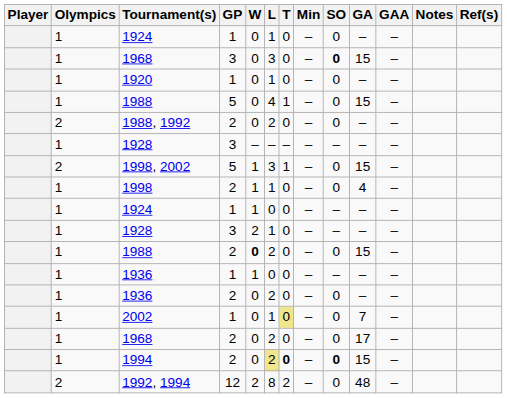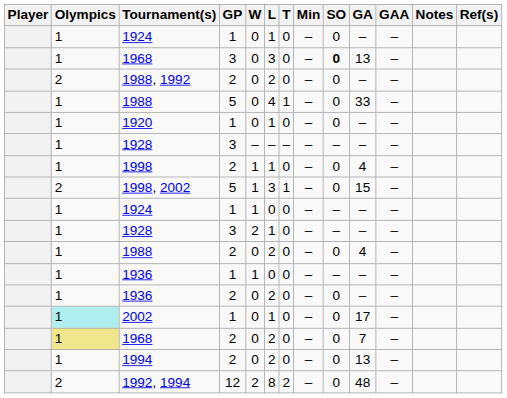(363, 58) 15 -> (363, 58) 13
rows swapped: (156, 123) <-> (137, 79)
(363, 101) 15 -> (363, 101) 33
rows swapped: (137, 187) <-> (156, 166)
(255, 252) bold -> (255, 252) normal
(363, 252) 15 -> (363, 252) 4
(58, 317) no background -> (58, 317) paleturquoise background
(286, 317) khaki background -> (286, 317) no background
(363, 317) 7 -> (363, 317) 17
(58, 338) no background -> (58, 338) khaki background
(363, 338) 17 -> (363, 338) 7
(272, 360) khaki background -> (272, 360) no background
(286, 360) bold -> (286, 360) normal
(336, 360) bold -> (336, 360) normal
(363, 360) 15 -> (363, 360) 13
